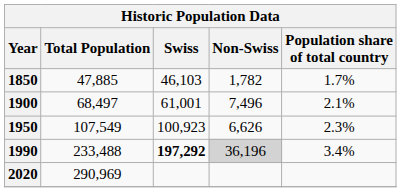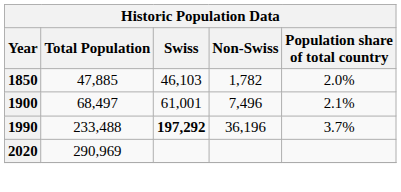(339, 80) 1.7% -> (339, 80) 2.0%
- row: (23, 127)
(245, 151) lightgrey background -> (245, 127) no background
(339, 151) 3.4% -> (339, 127) 3.7%
